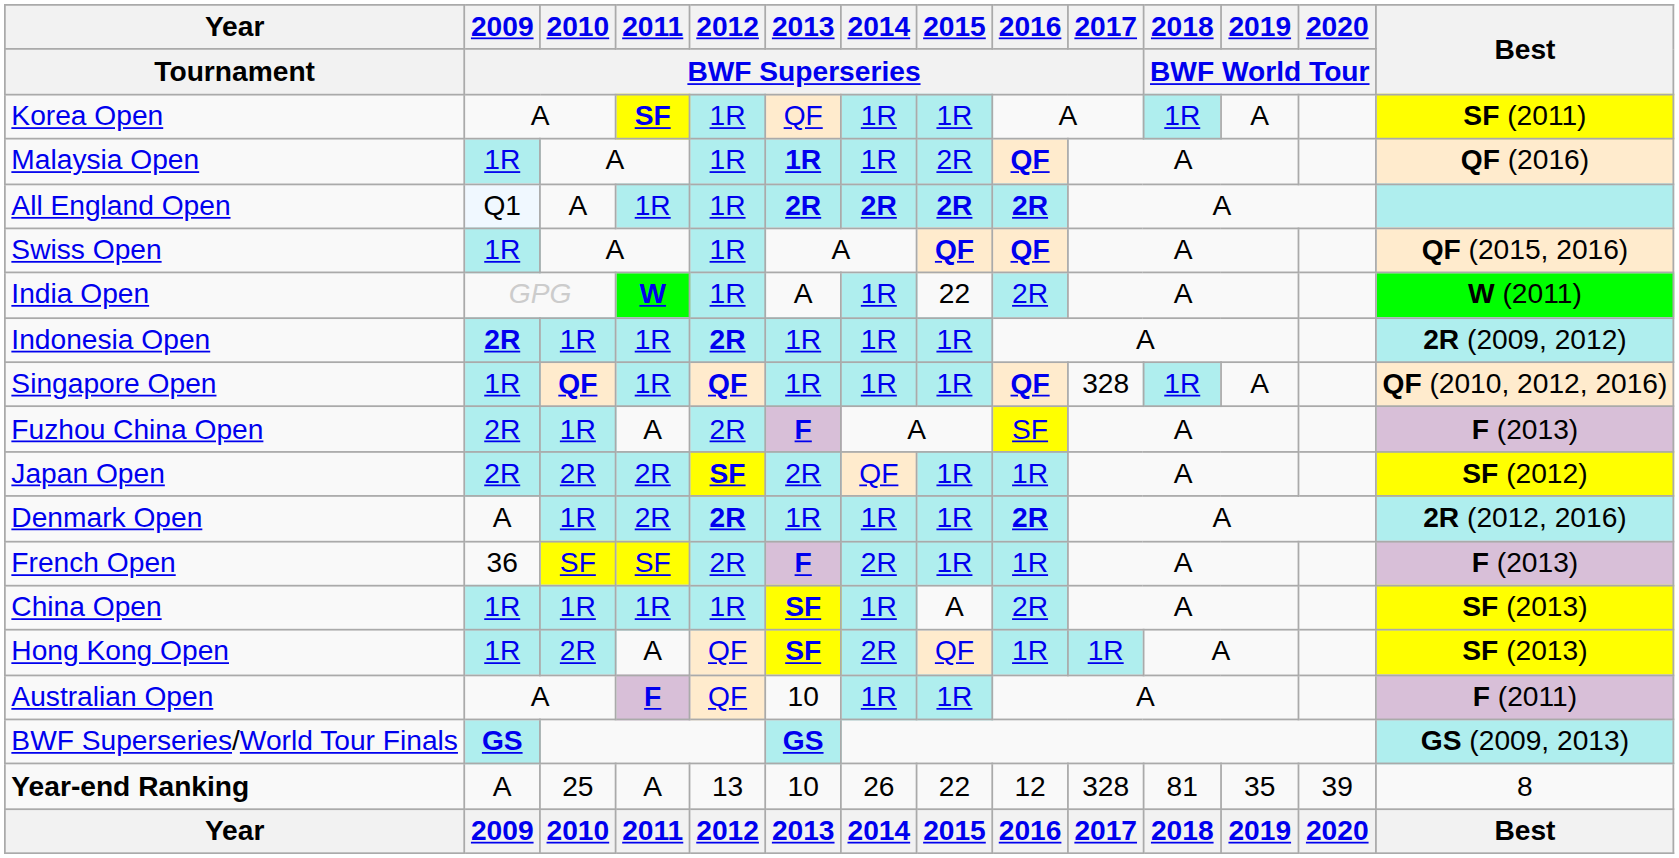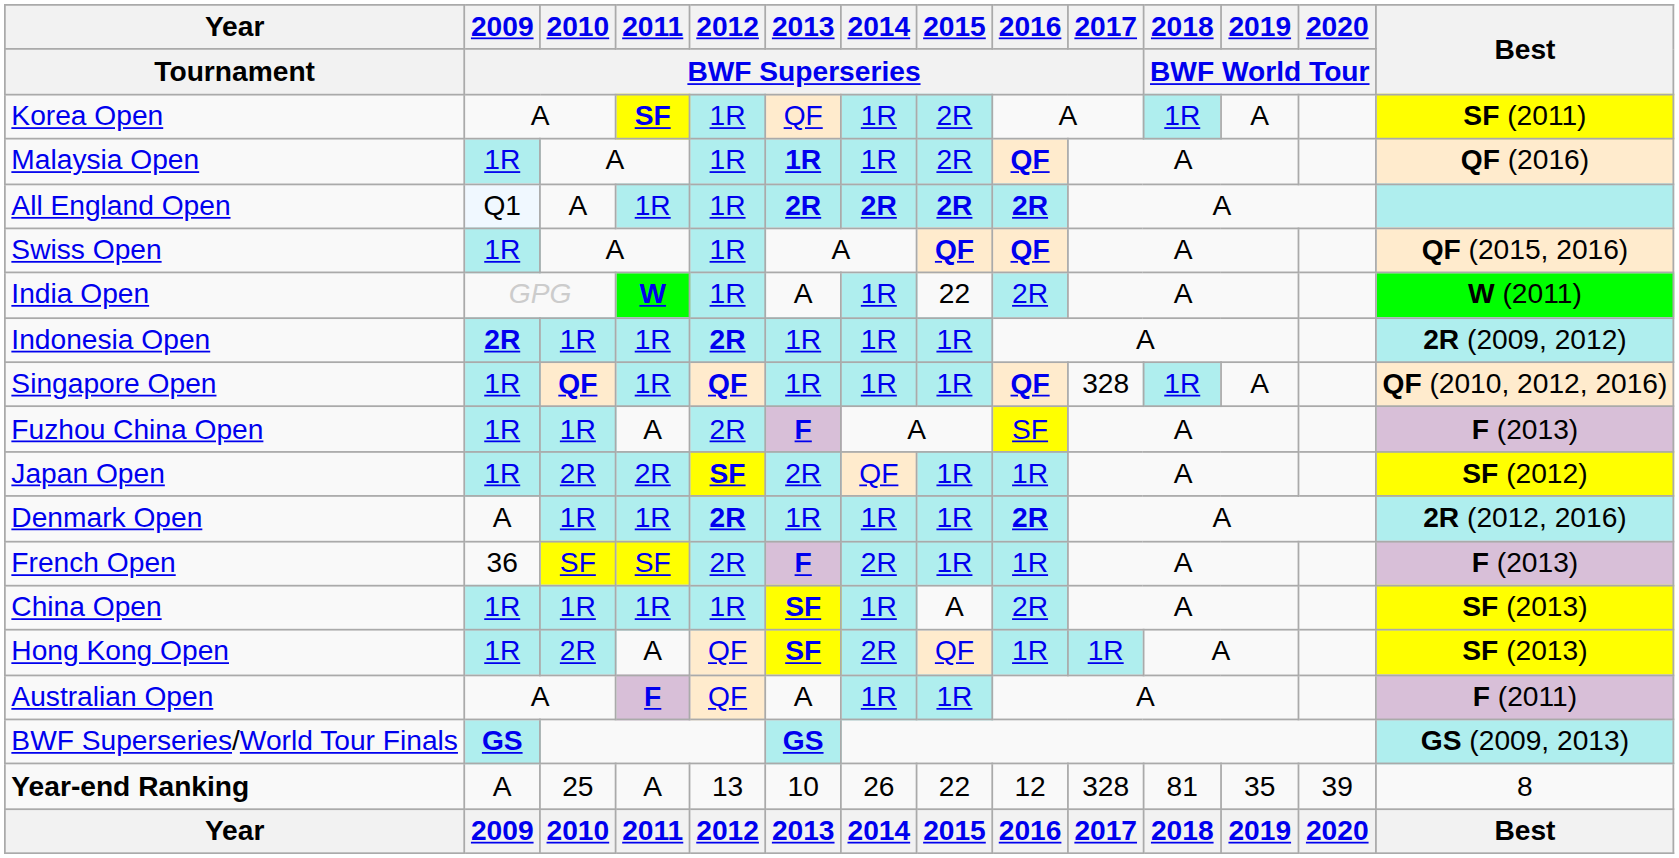(954, 116) 1R -> (954, 116) 2R
(502, 428) 2R -> (502, 428) 1R
(502, 473) 2R -> (502, 473) 1R
(653, 518) 2R -> (653, 518) 1R
(803, 696) 10 -> (803, 696) A
